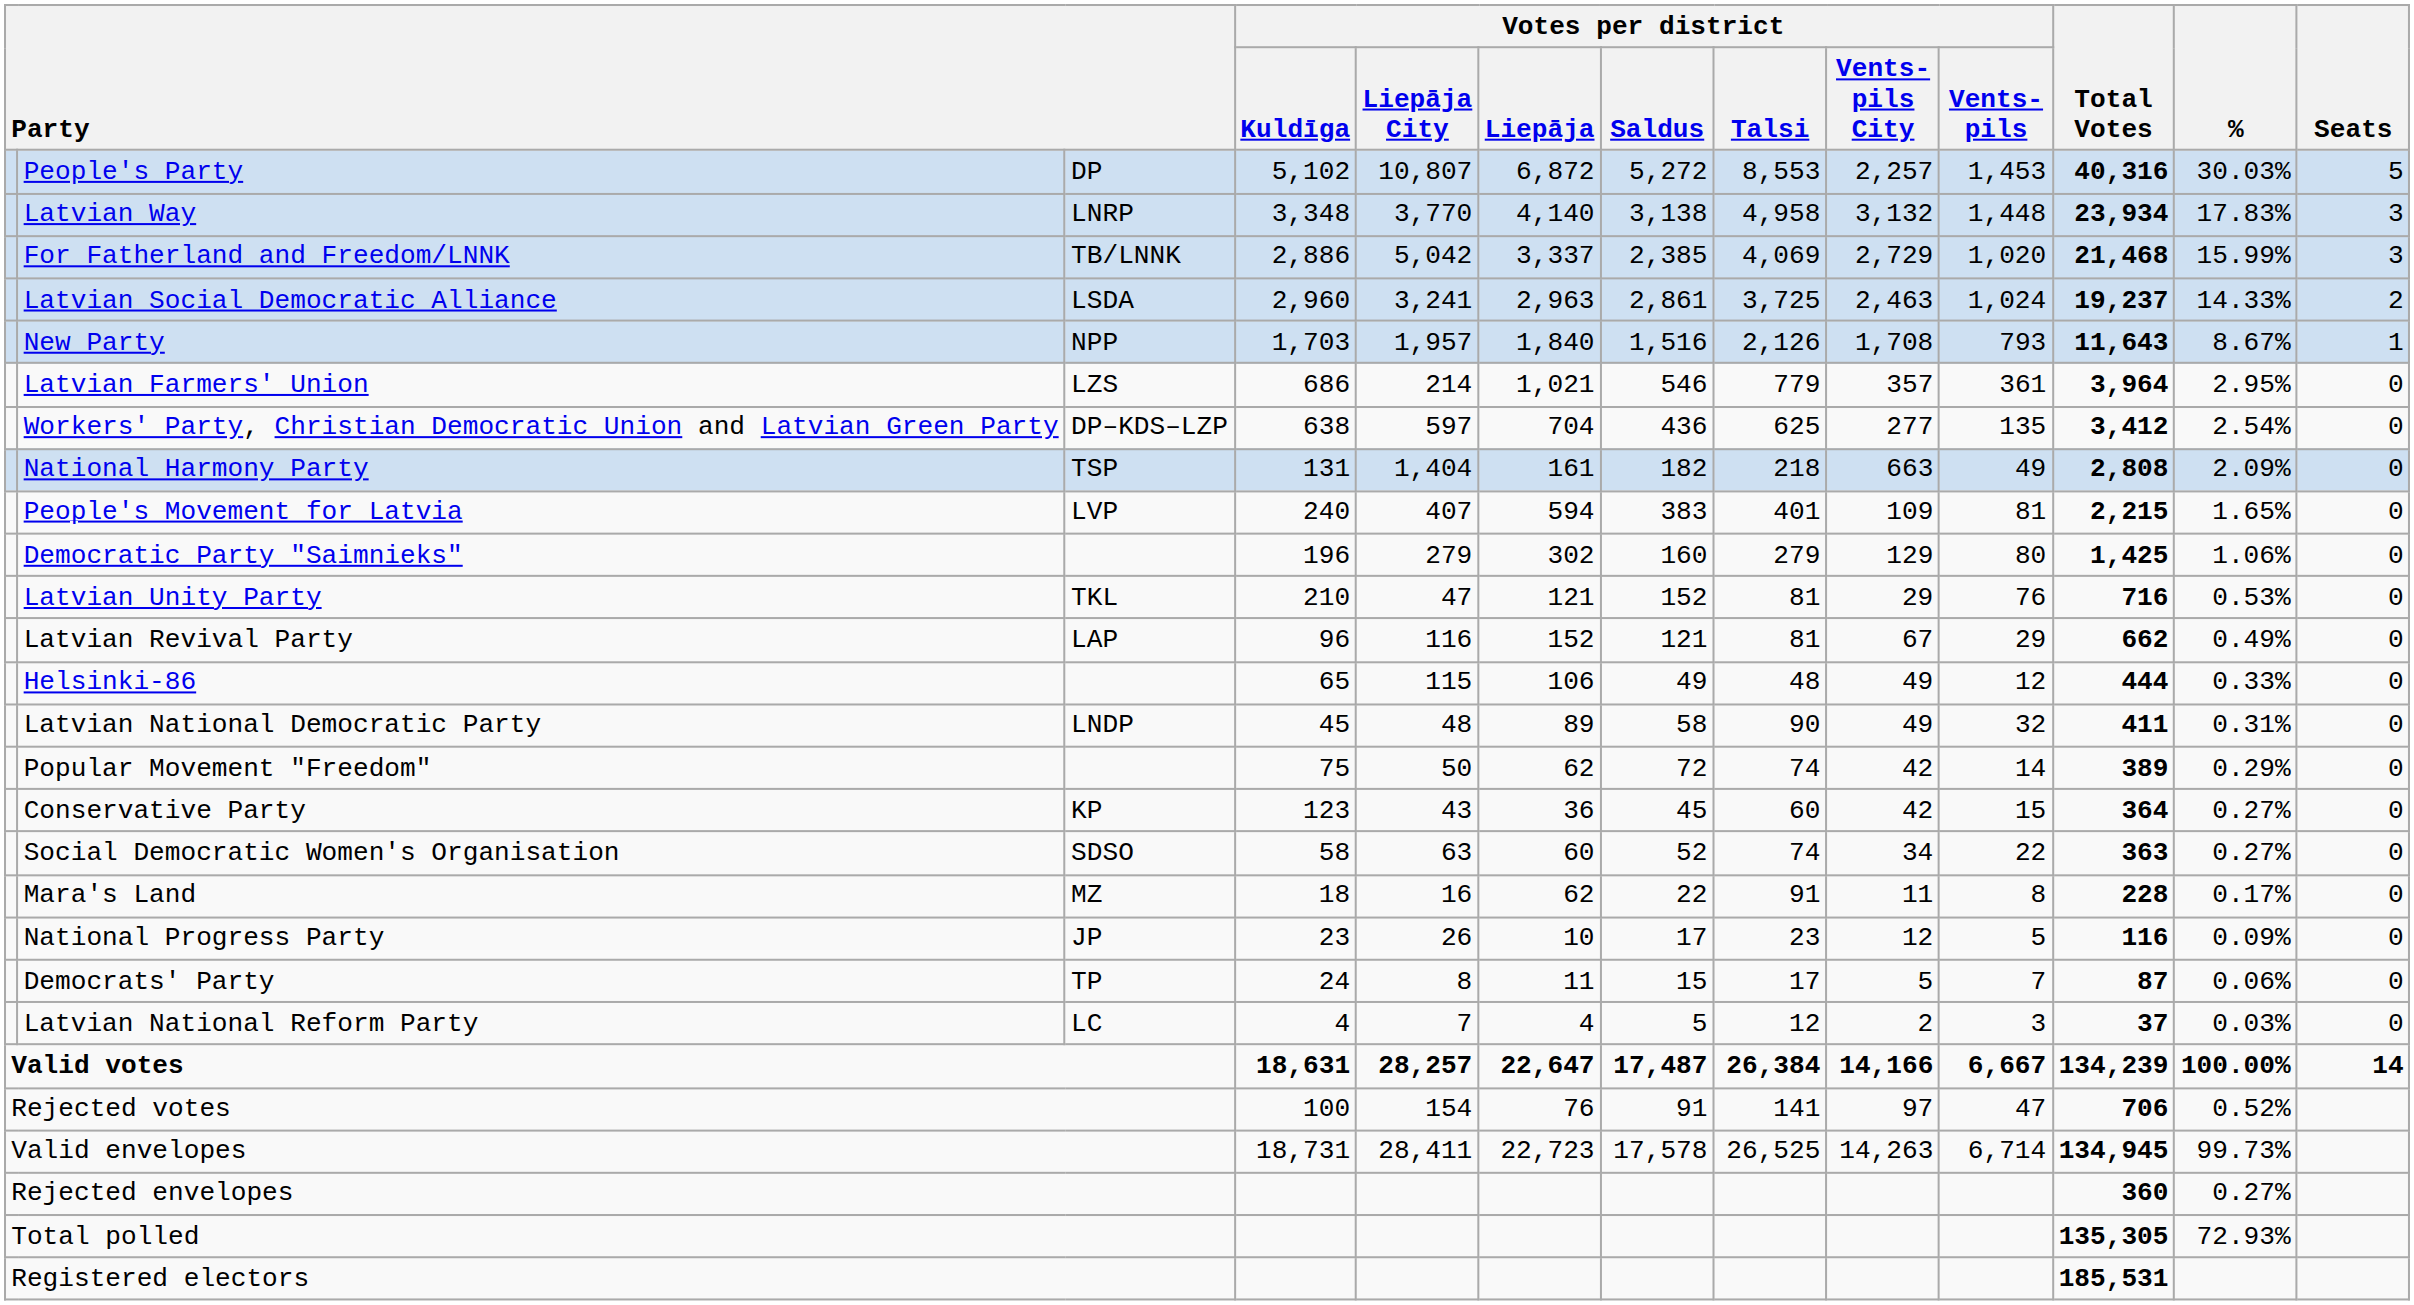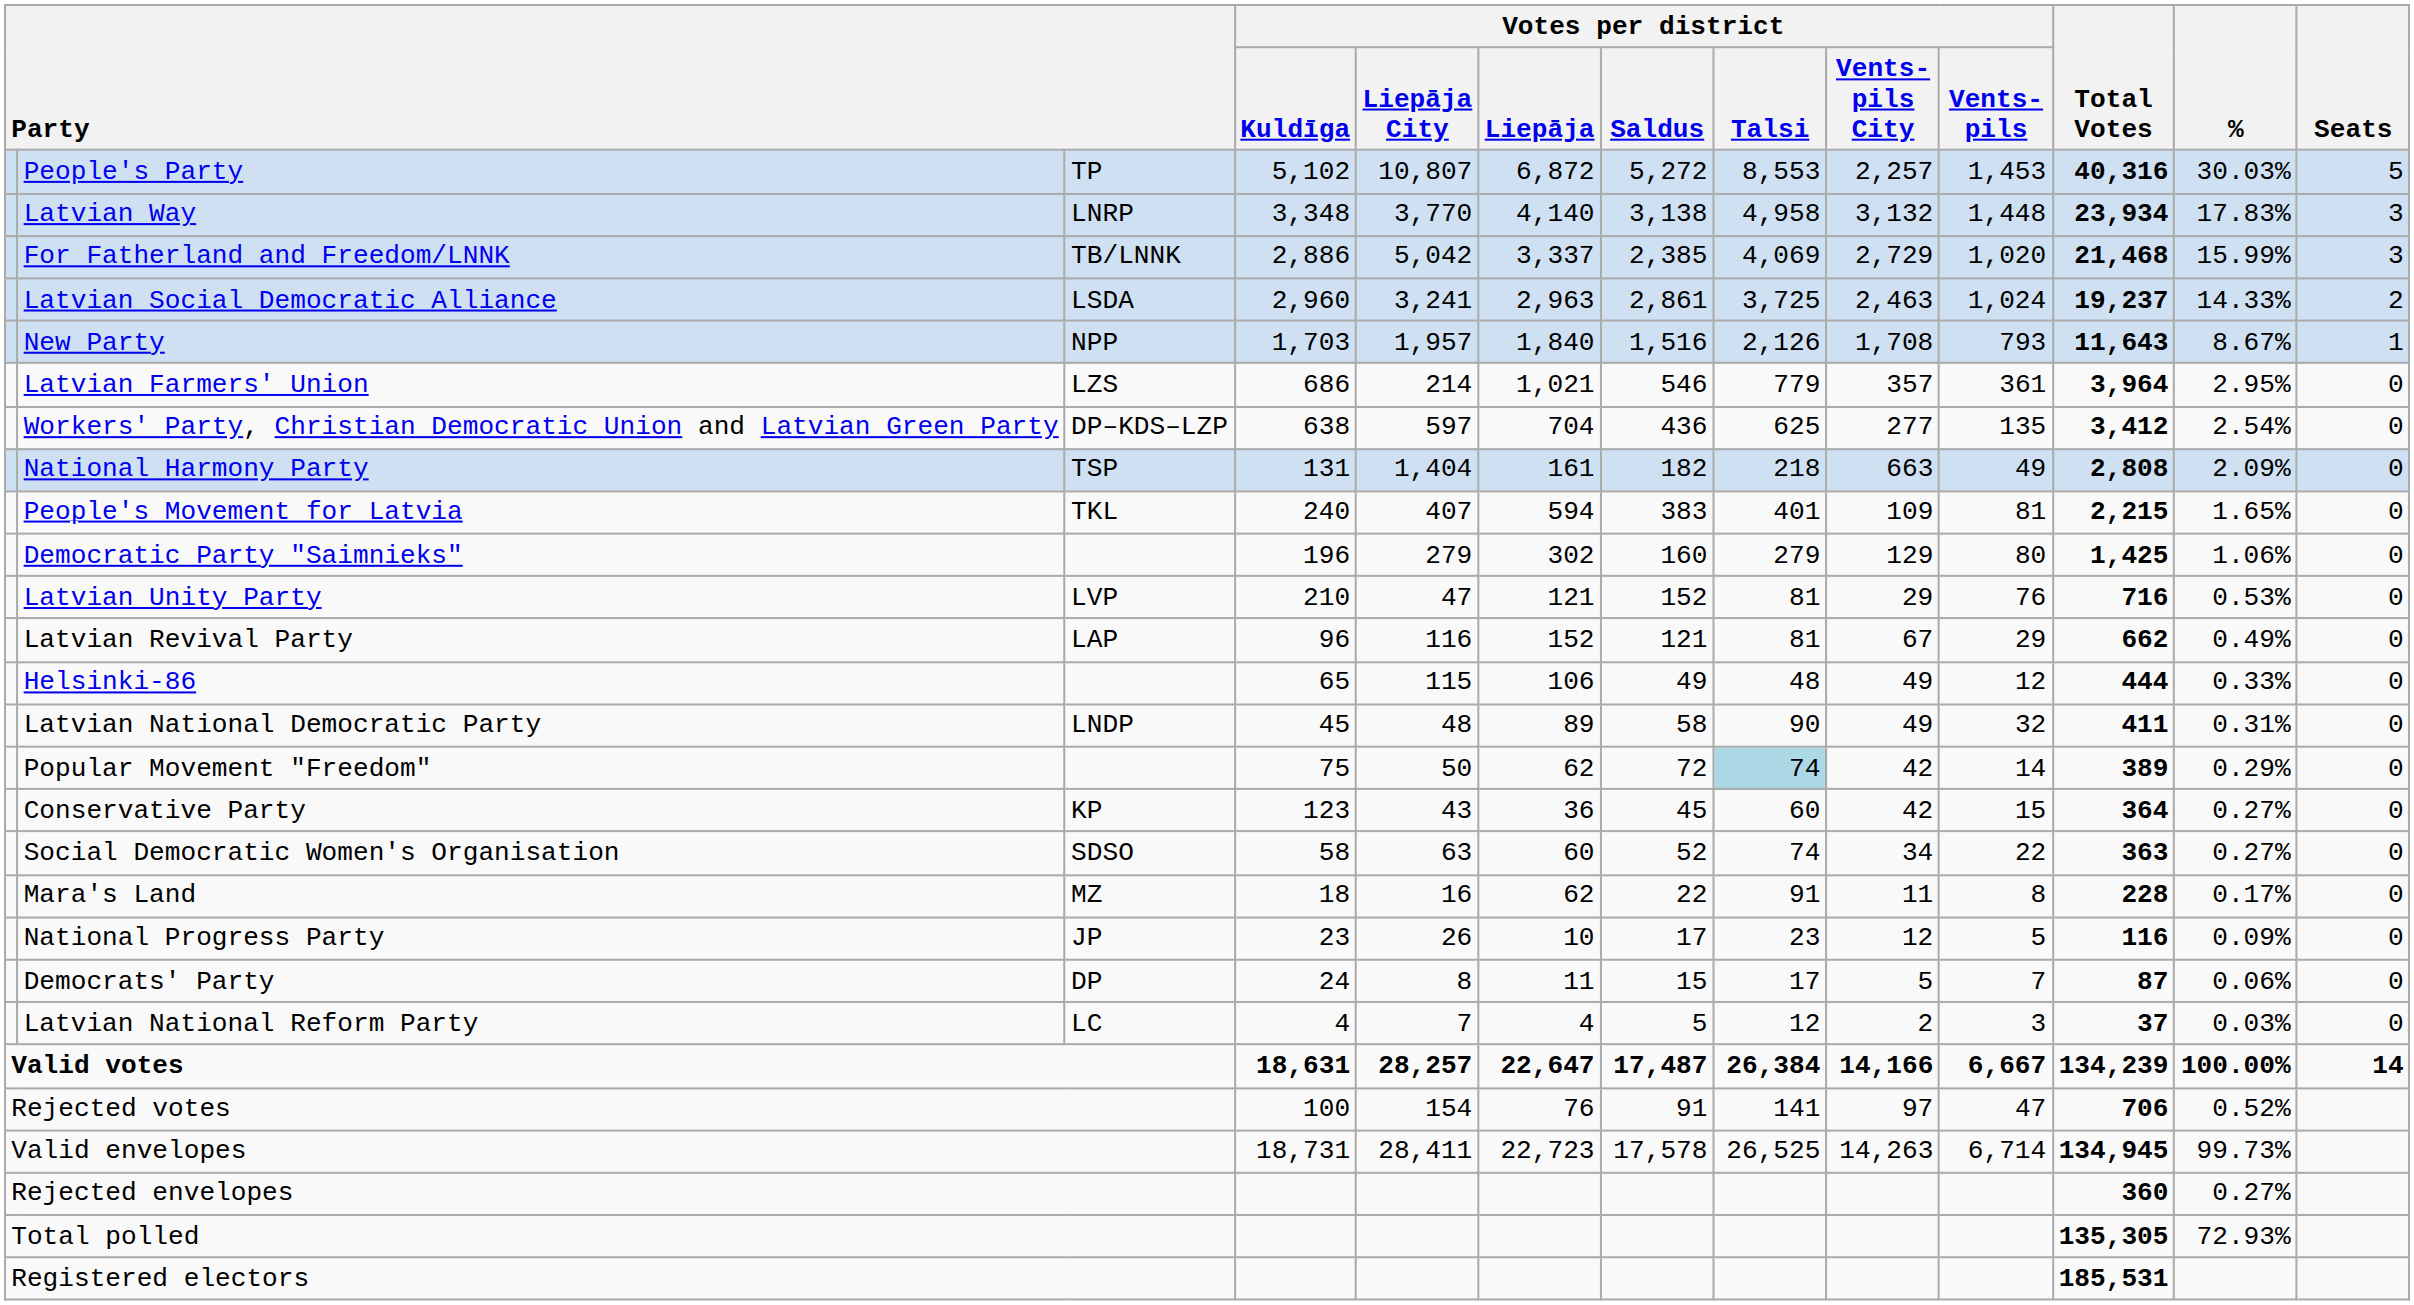(1087, 172) DP -> (1087, 172) TP
(1095, 512) LVP -> (1095, 512) TKL
(1095, 598) TKL -> (1095, 598) LVP
(1805, 768) no background -> (1805, 768) lightblue background
(1087, 981) TP -> (1087, 981) DP
